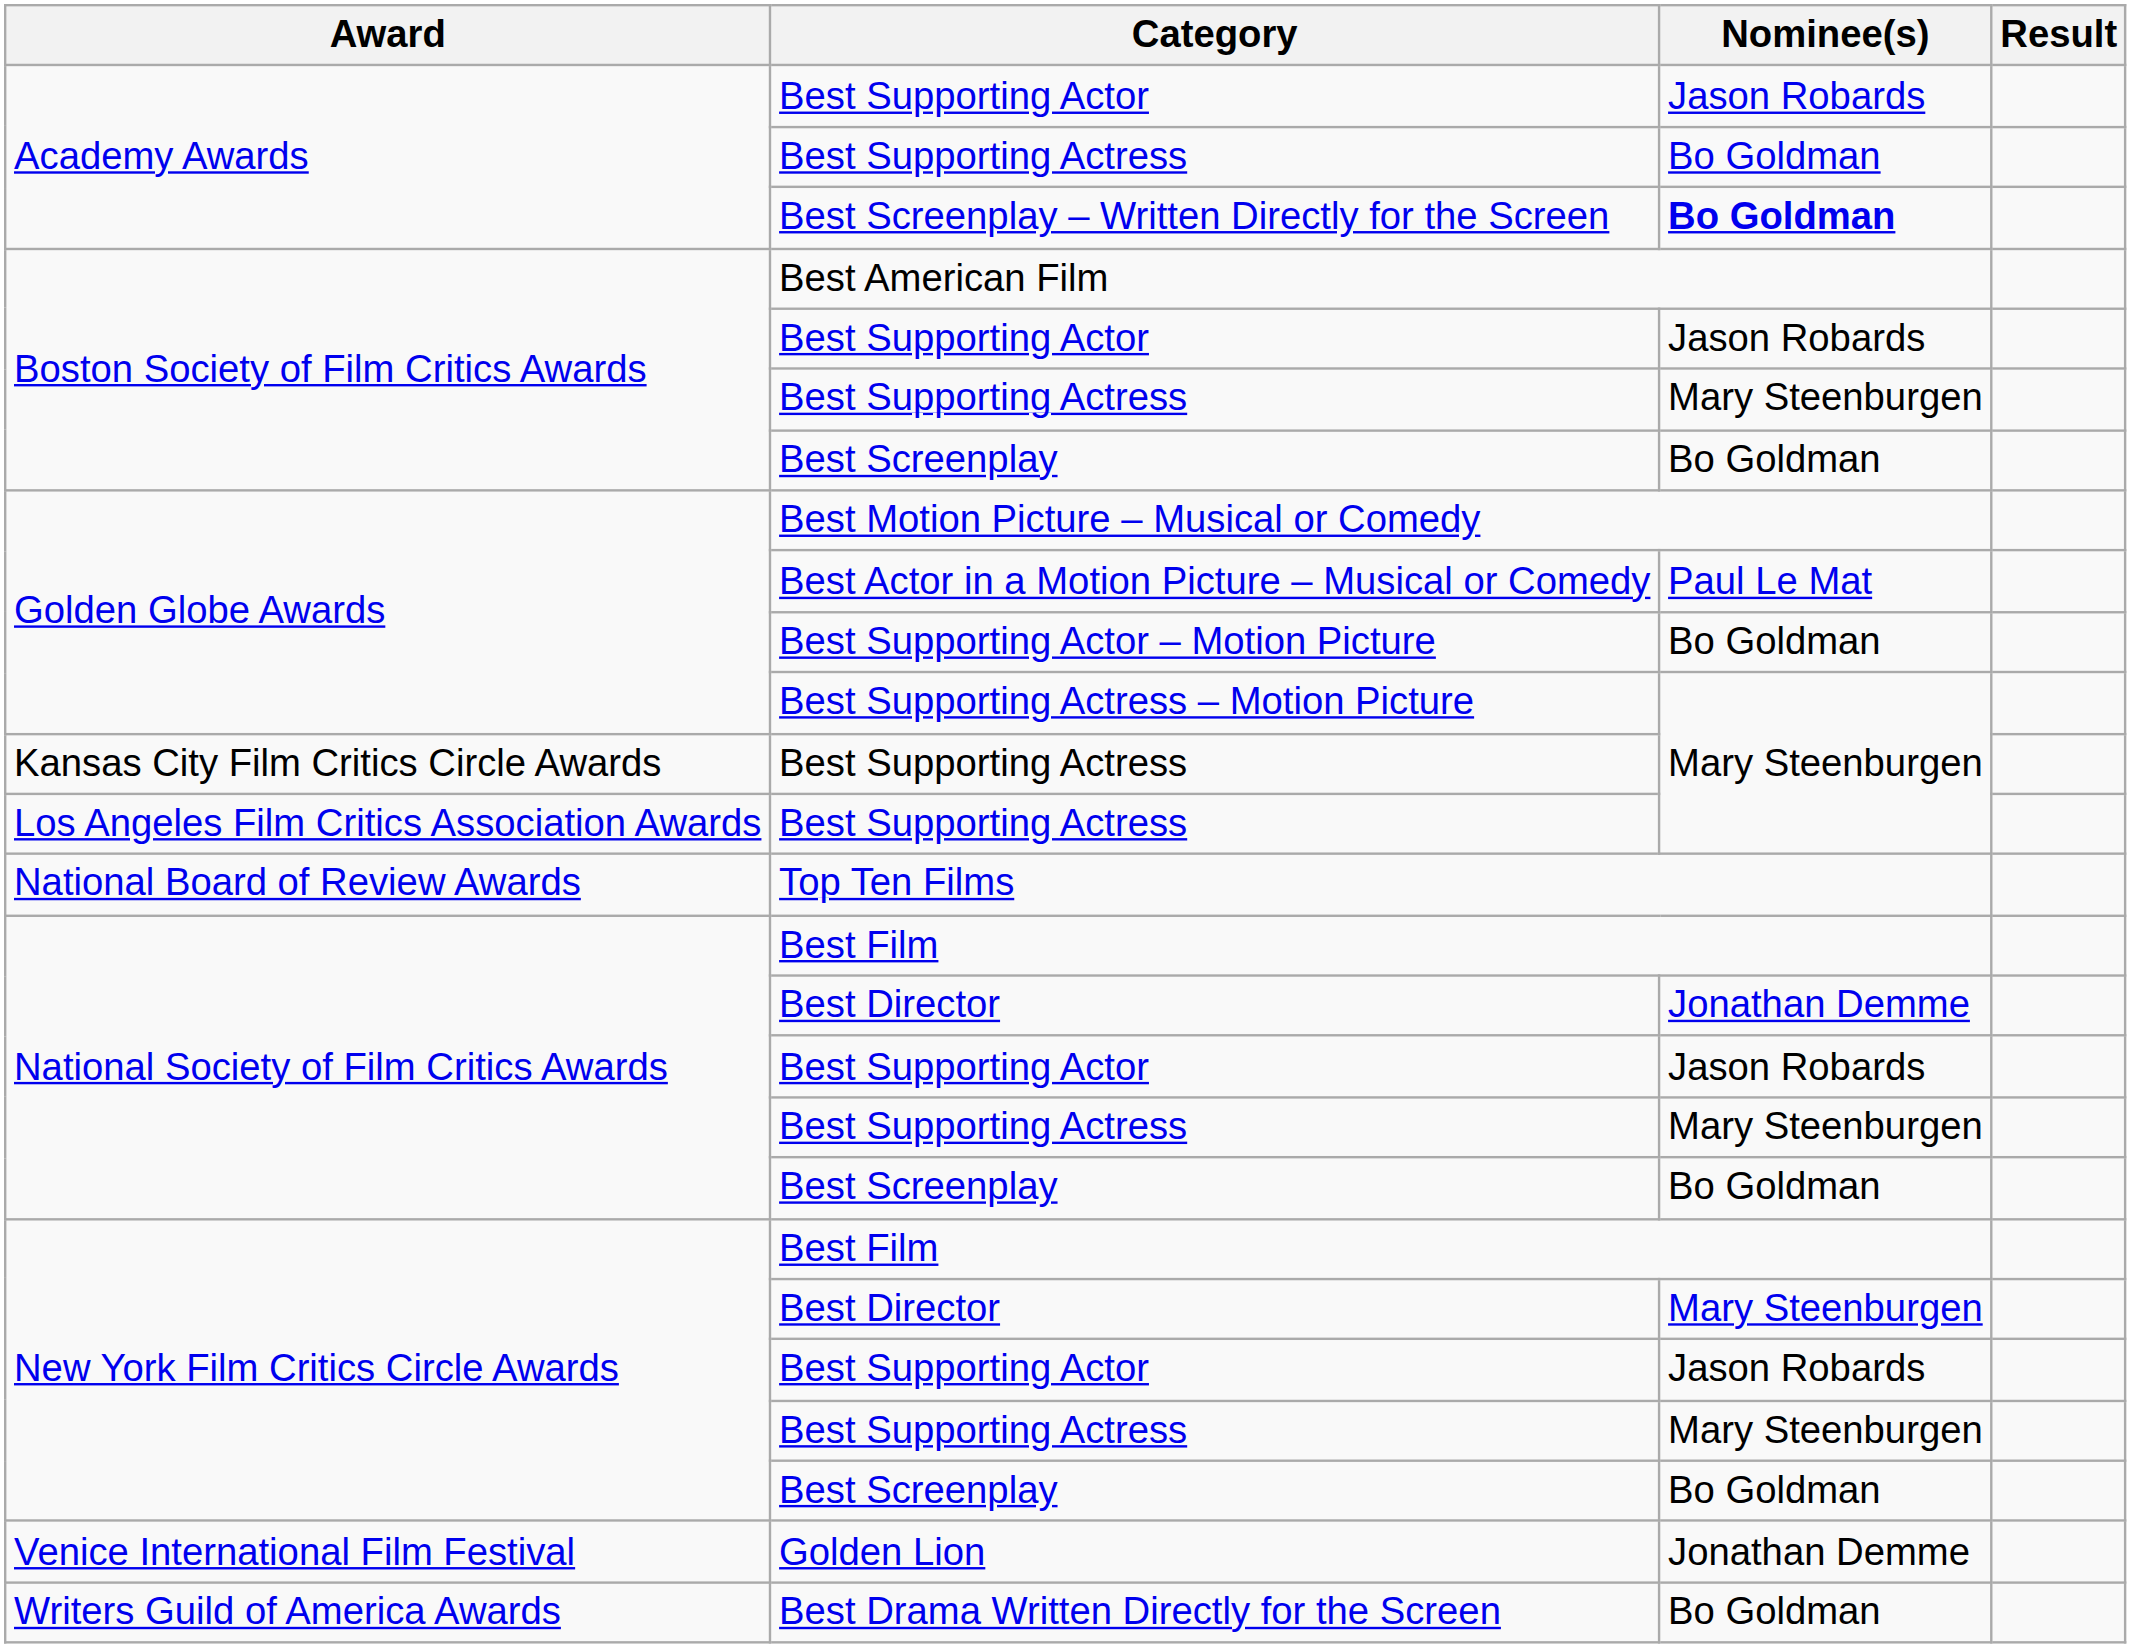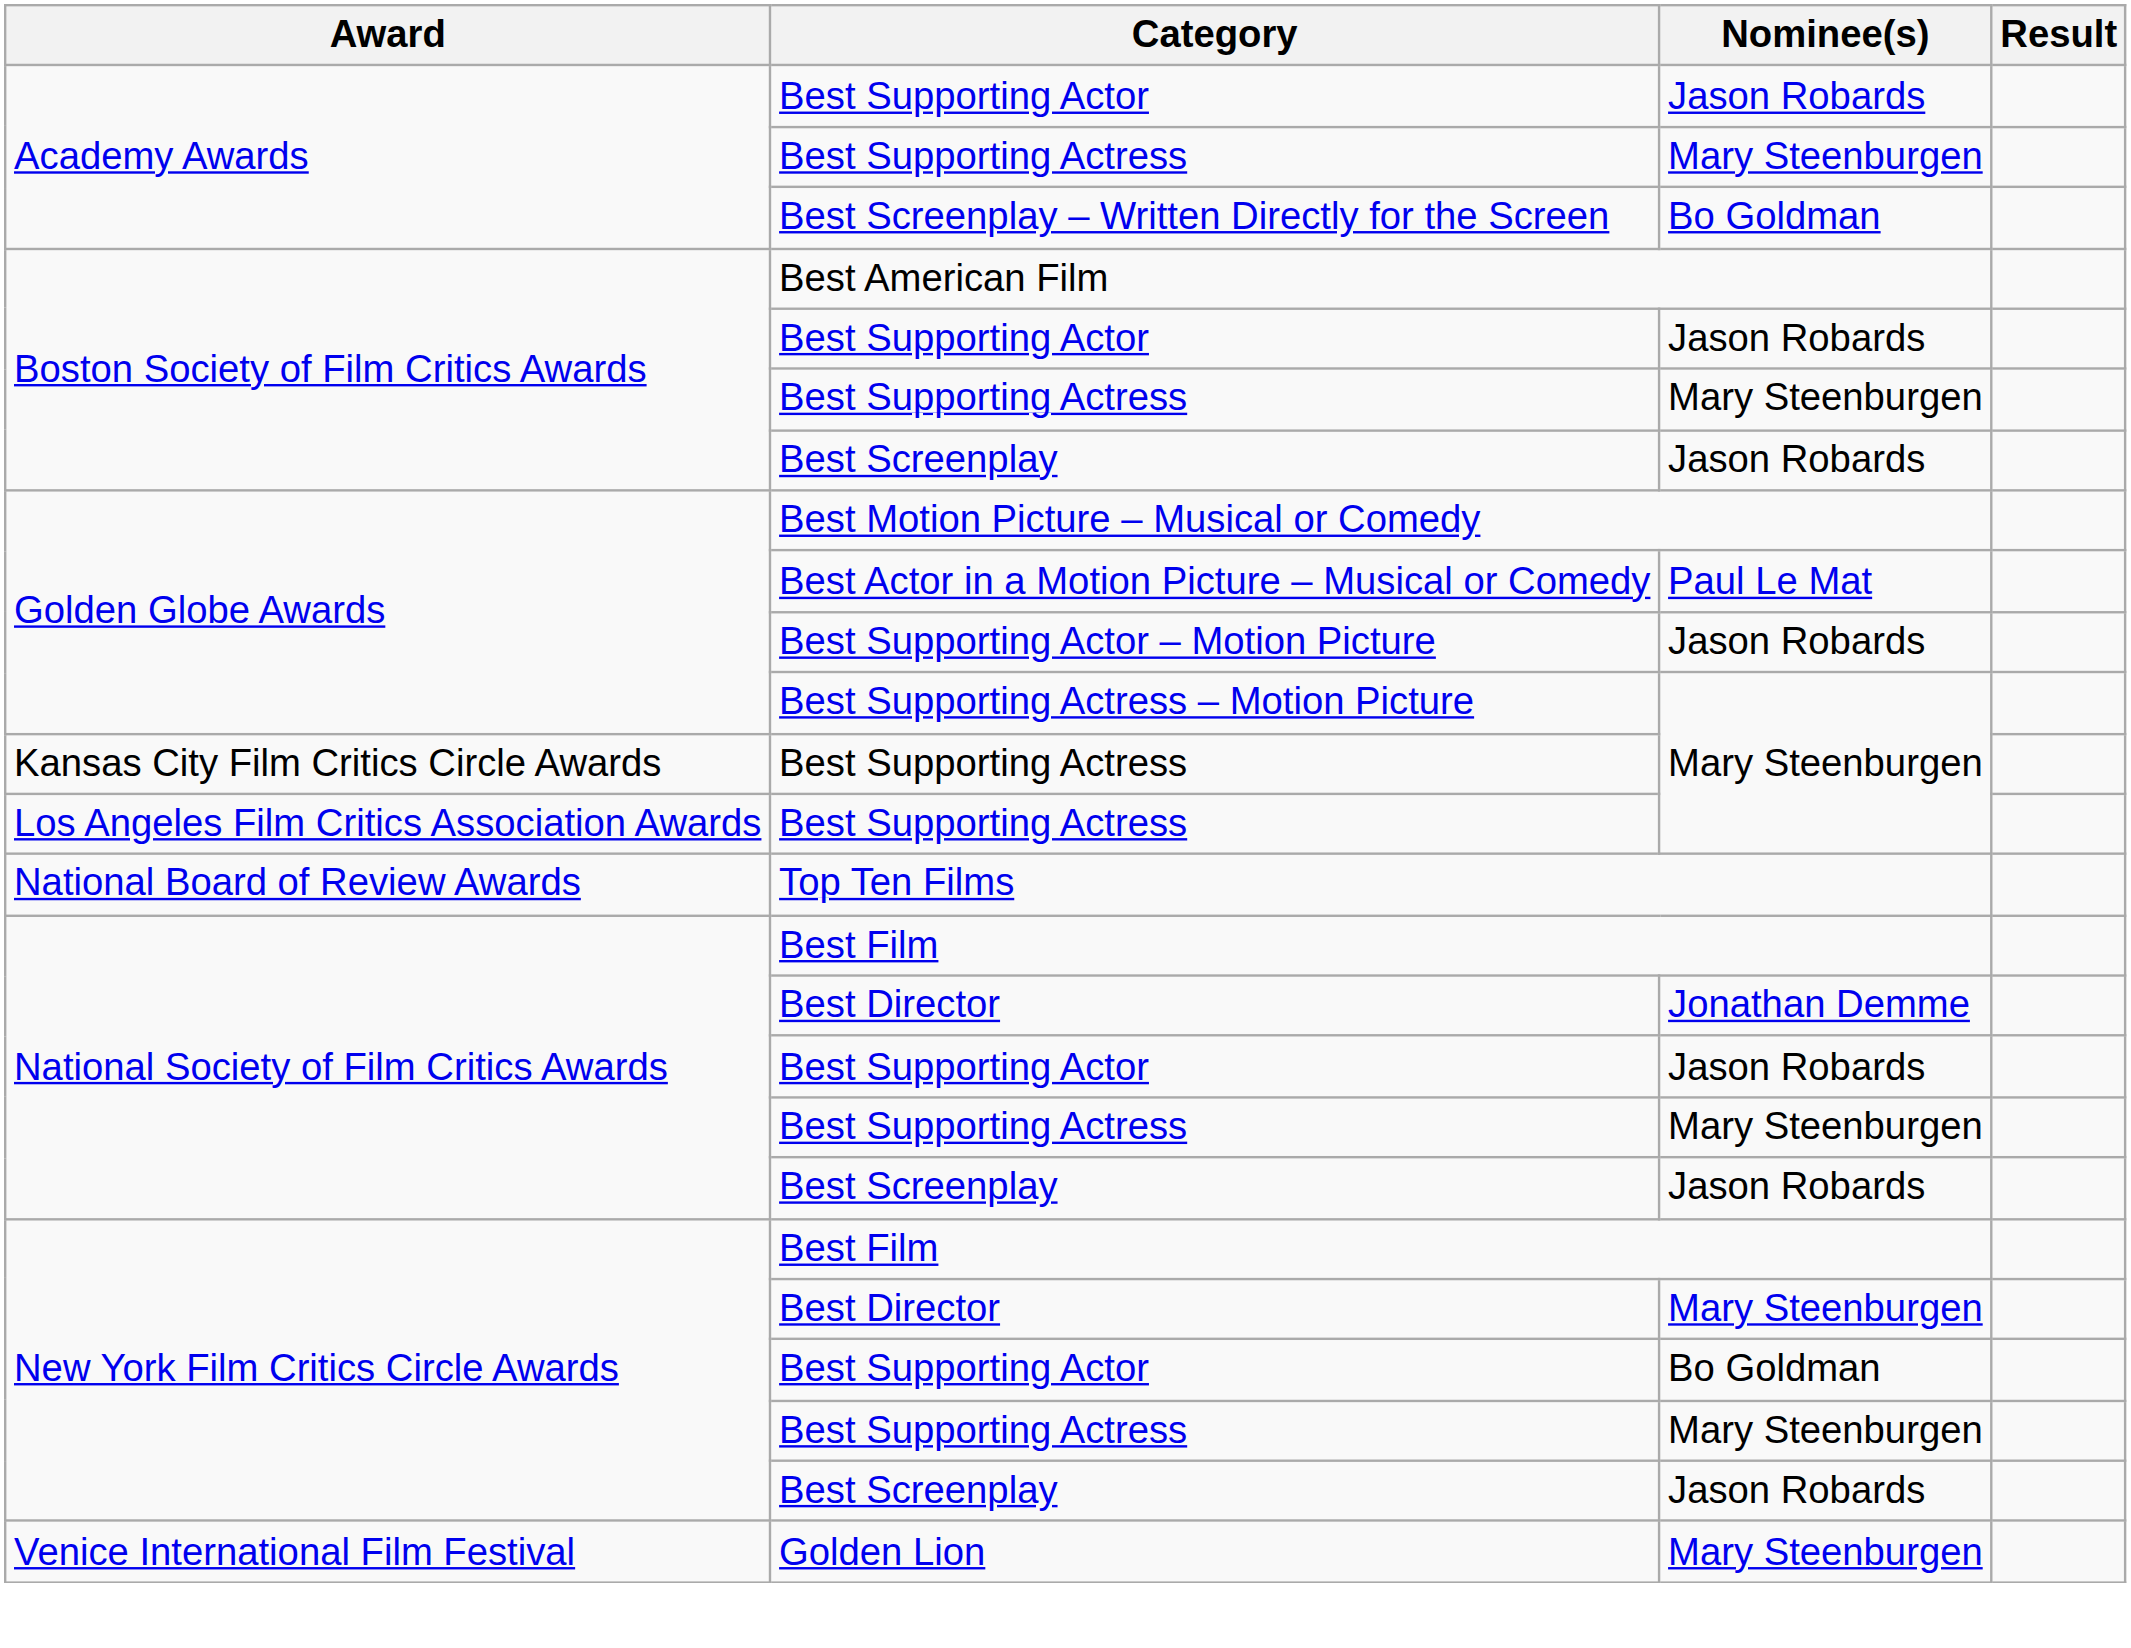(1774, 156) Bo Goldman -> (1825, 156) Mary Steenburgen
(1782, 216) bold -> (1774, 216) normal
(1774, 459) Bo Goldman -> (1797, 459) Jason Robards
(1774, 641) Bo Goldman -> (1797, 641) Jason Robards
(1774, 1187) Bo Goldman -> (1797, 1187) Jason Robards
(1797, 1369) Jason Robards -> (1774, 1369) Bo Goldman
(1774, 1490) Bo Goldman -> (1797, 1490) Jason Robards
(1819, 1550) Jonathan Demme -> (1825, 1550) Mary Steenburgen
- row: (287, 1611)
